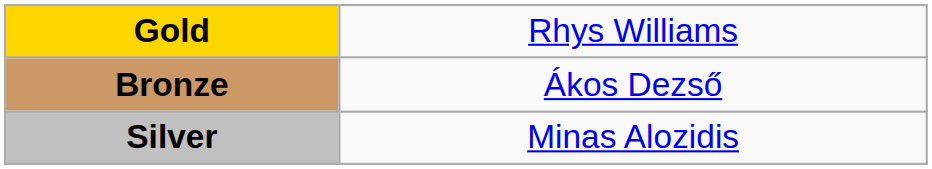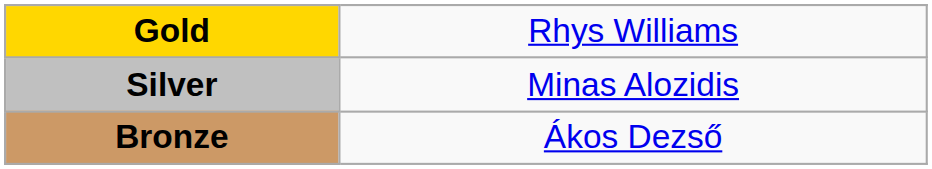rows swapped: (172, 137) <-> (172, 84)
